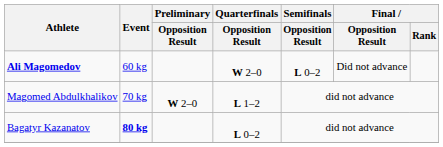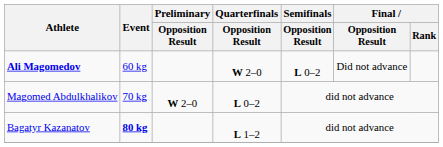(247, 103) L 1–2 -> (247, 103) L 0–2
(247, 134) L 0–2 -> (247, 134) L 1–2
